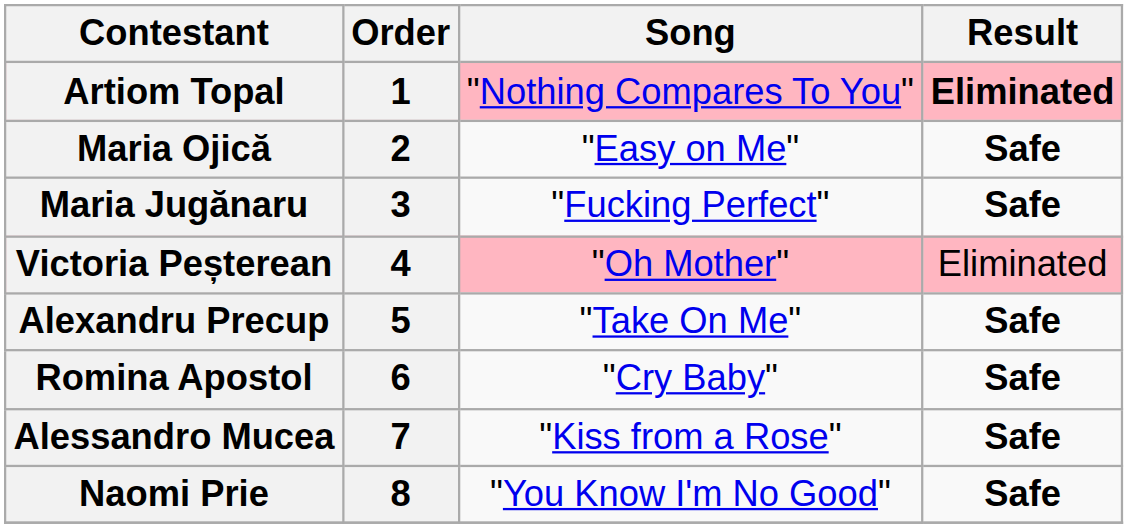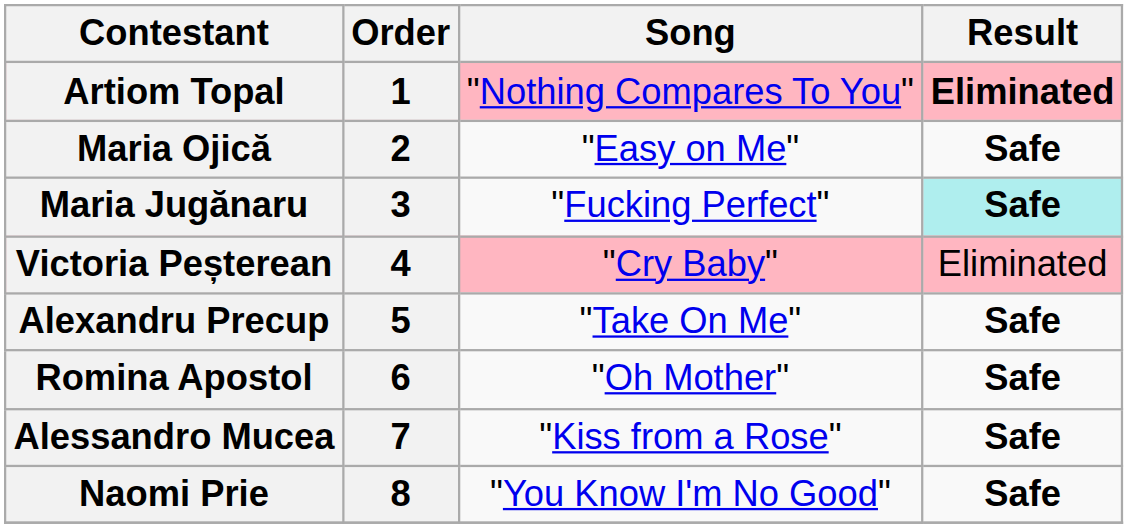(1023, 206) no background -> (1023, 206) paleturquoise background
(690, 263) "Oh Mother" -> (690, 263) "Cry Baby"
(690, 378) "Cry Baby" -> (690, 378) "Oh Mother"
